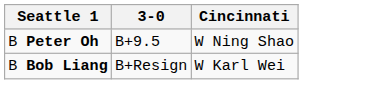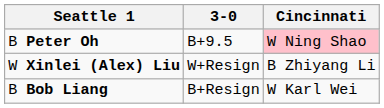(244, 41) no background -> (317, 41) pink background
+ row: (94, 66)
